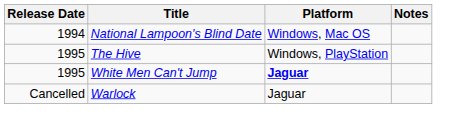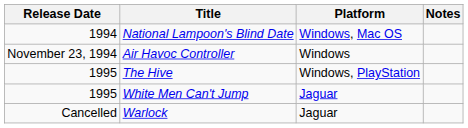+ row: (178, 53)
(288, 73) bold -> (318, 93) normal
